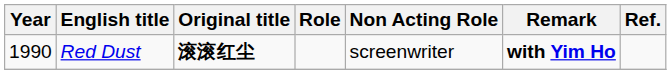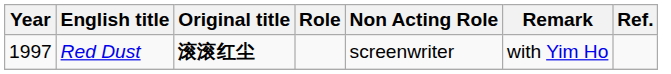(30, 51) 1990 -> (30, 51) 1997
(561, 51) bold -> (558, 51) normal
